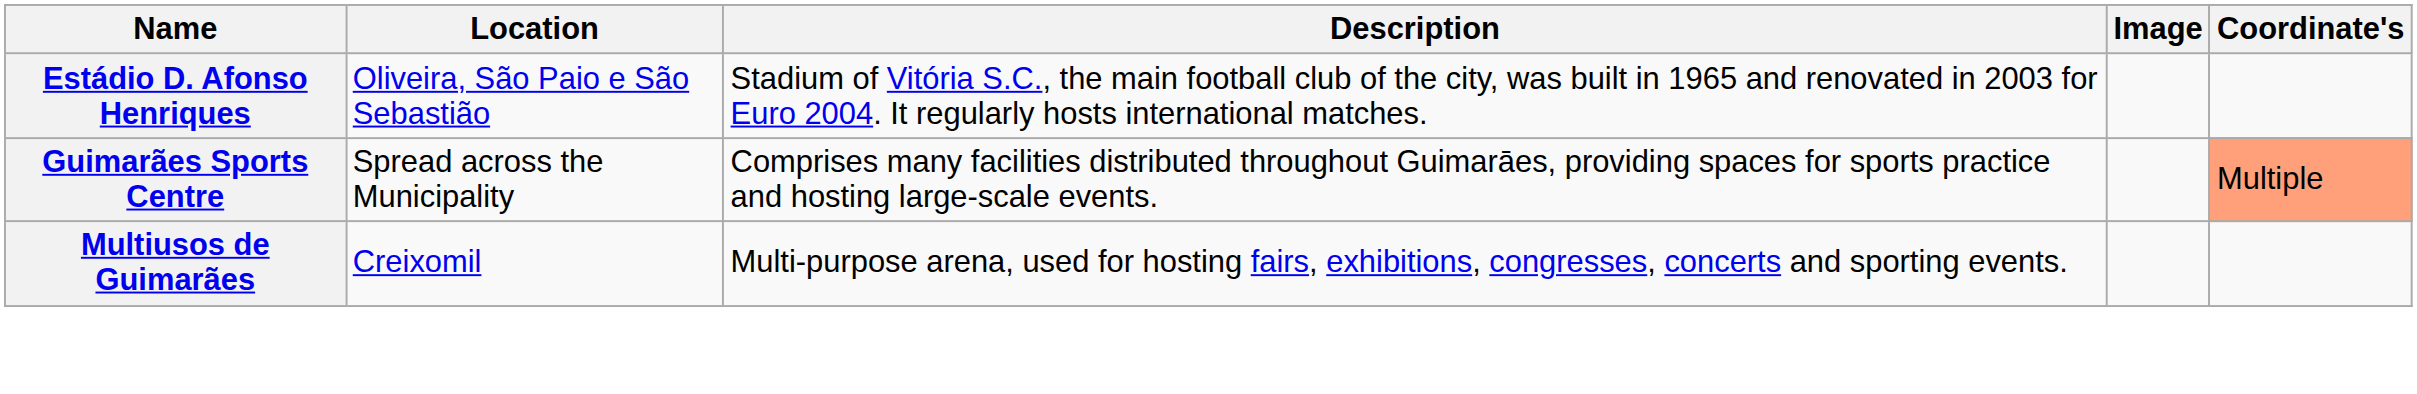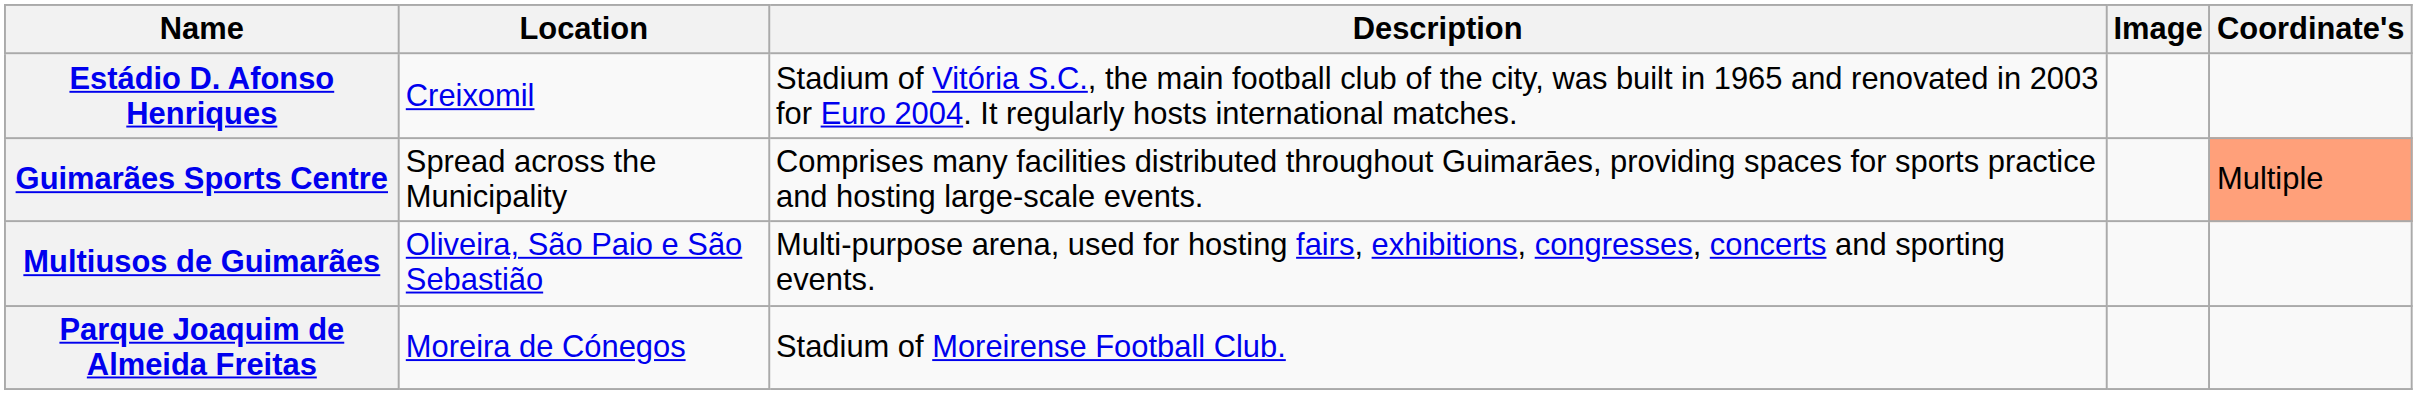(521, 95) Oliveira, São Paio e São Sebastião -> (470, 95) Creixomil
(417, 262) Creixomil -> (574, 262) Oliveira, São Paio e São Sebastião
+ row: (202, 346)
